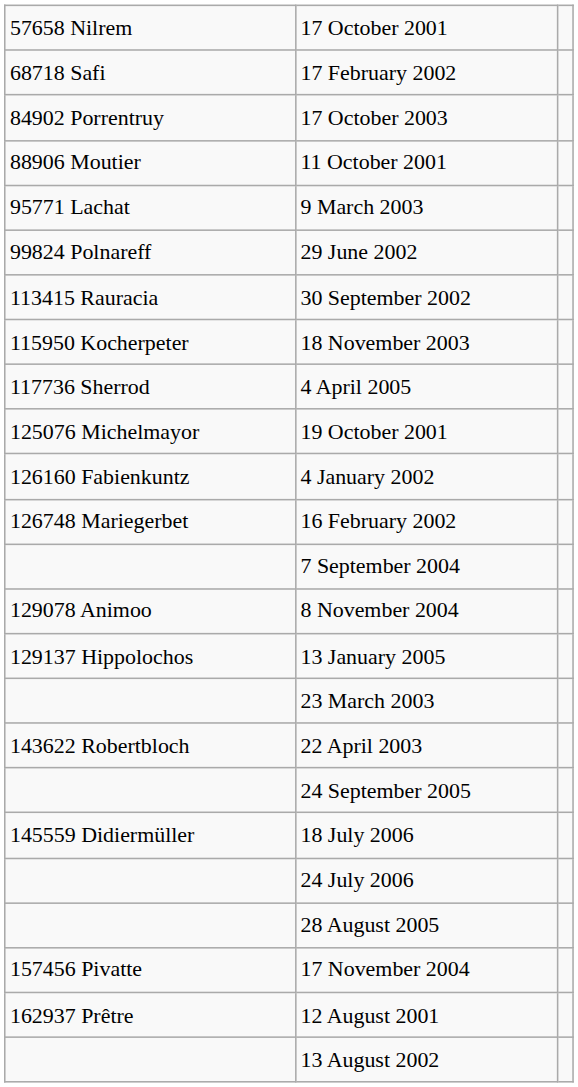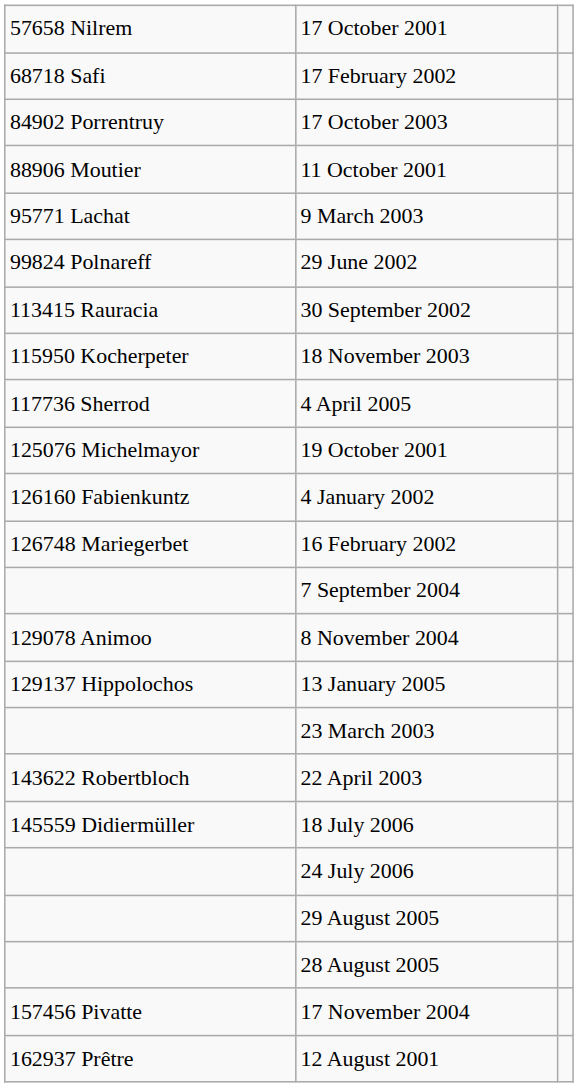- row: (386, 790)
+ row: (370, 918)
- row: (370, 1059)
